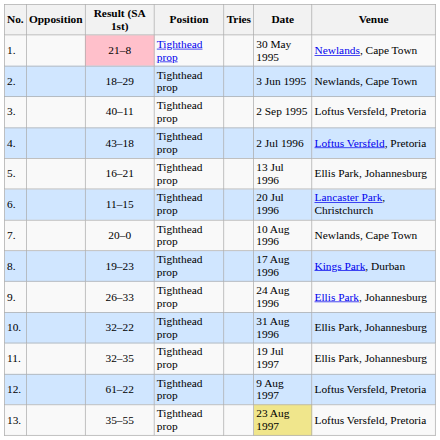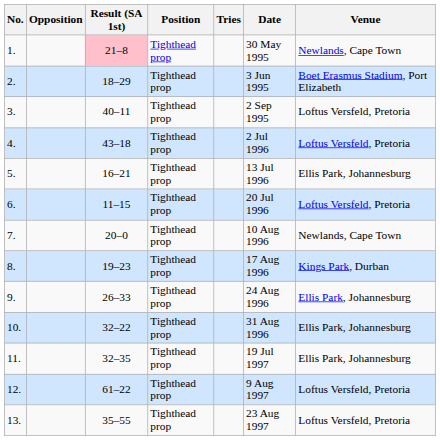(366, 81) Newlands, Cape Town -> (363, 81) Boet Erasmus Stadium, Port Elizabeth
(350, 204) Lancaster Park, Christchurch -> (354, 204) Loftus Versfeld, Pretoria
(273, 420) khaki background -> (263, 420) no background
